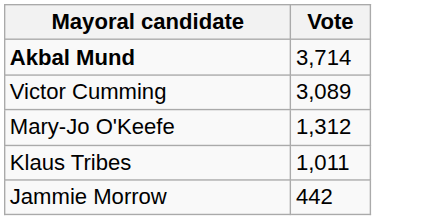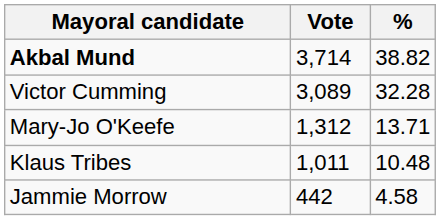+ column: (403, 22)
